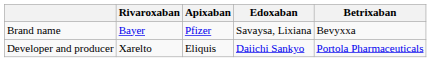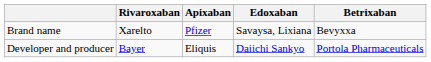(132, 30) Bayer -> (135, 30) Xarelto
(135, 48) Xarelto -> (132, 48) Bayer
